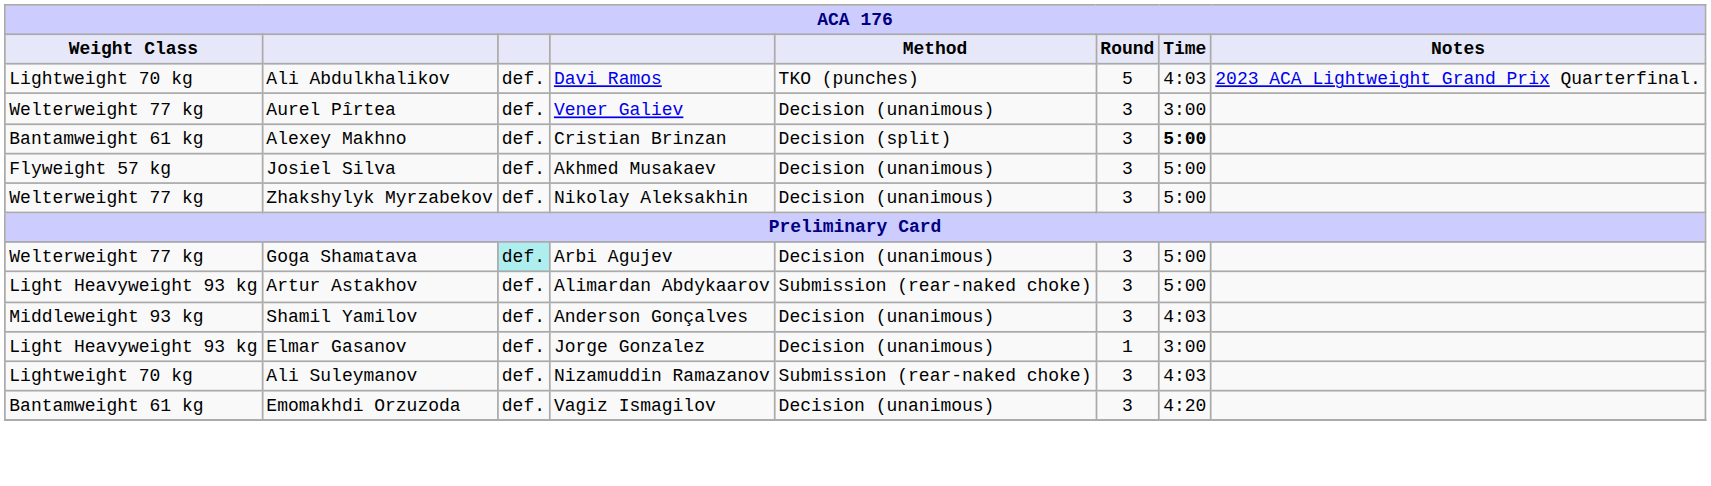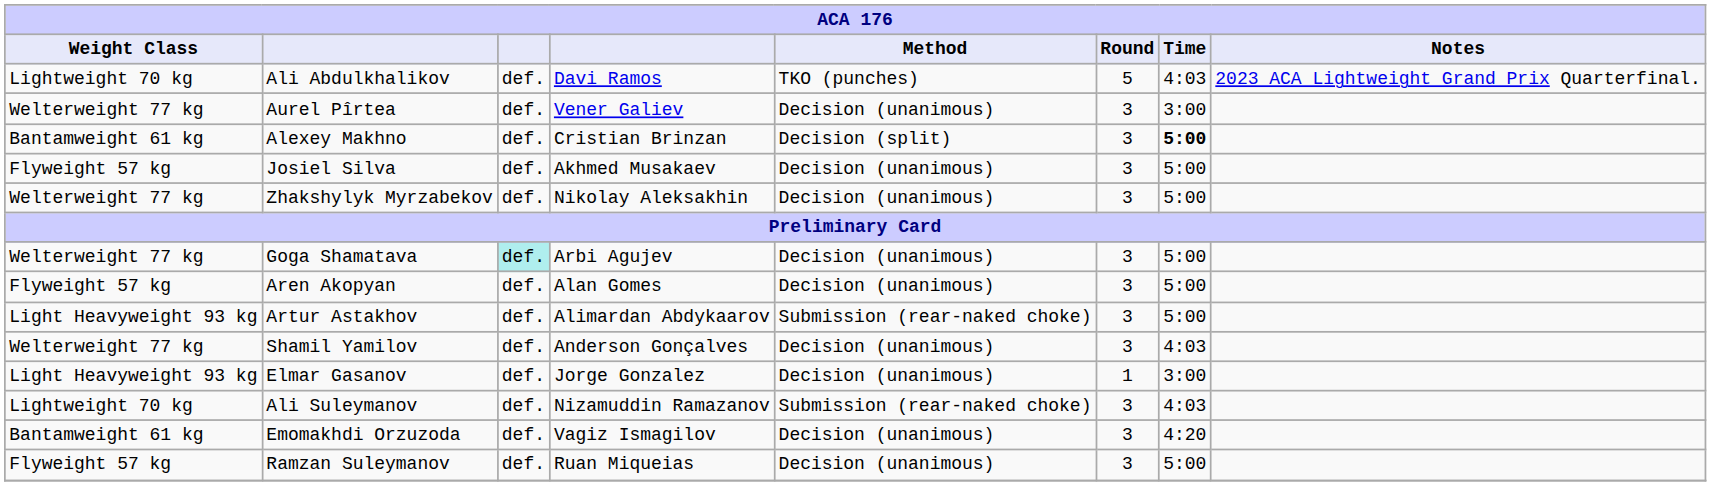+ row: (331, 287)
(106, 317) Middleweight 93 kg -> (106, 347) Welterweight 77 kg
+ row: (358, 465)
